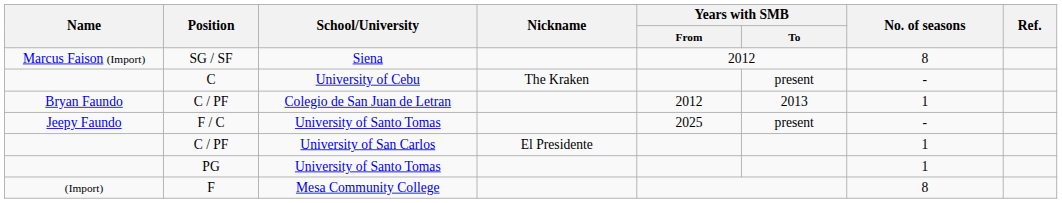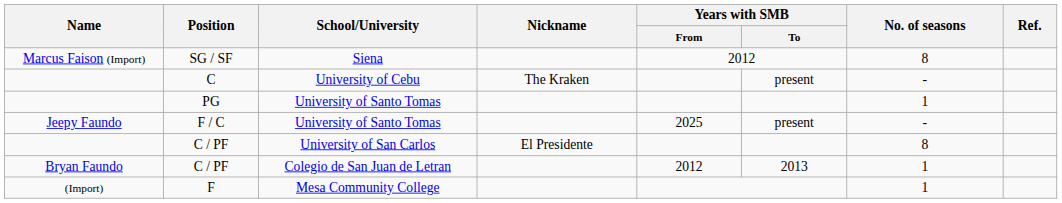rows swapped: (211, 101) <-> (211, 166)
(925, 144) 1 -> (925, 144) 8
(925, 187) 8 -> (925, 187) 1
